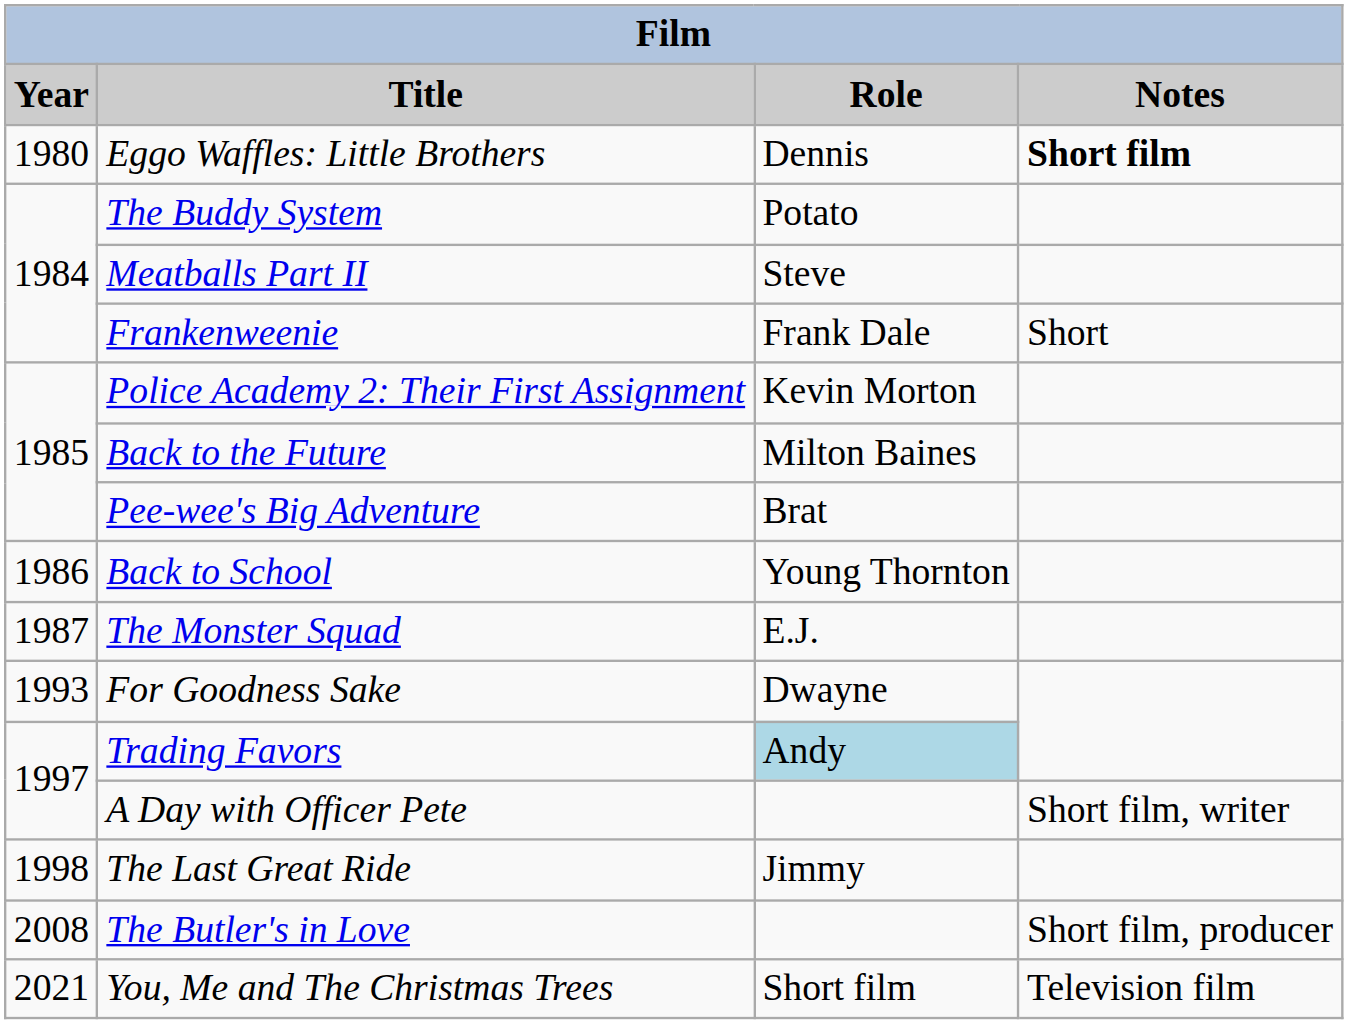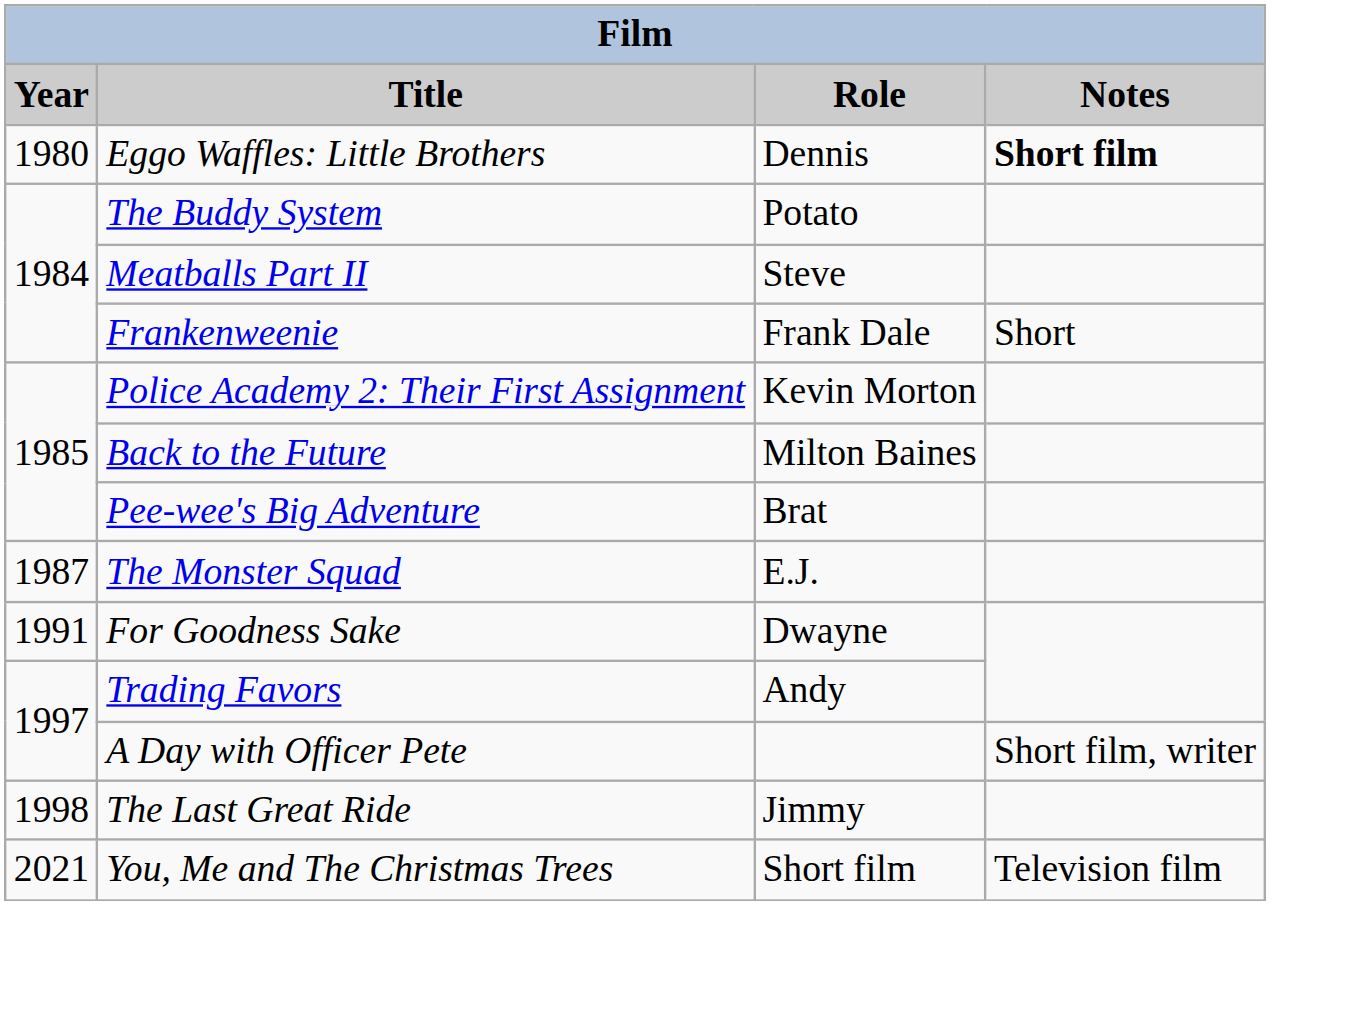- row: (219, 570)
(51, 690) 1993 -> (51, 630) 1991
(804, 749) lightblue background -> (804, 690) no background
- row: (258, 928)
